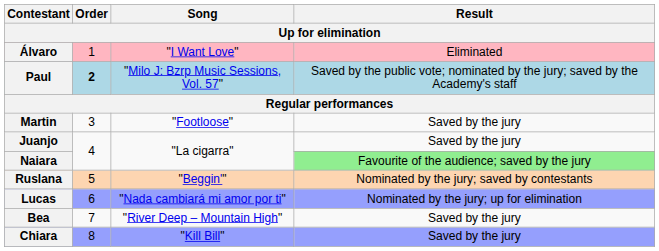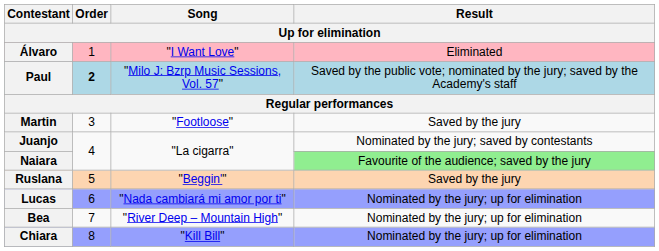(474, 141) Saved by the jury -> (474, 141) Nominated by the jury; saved by contestants
(474, 179) Nominated by the jury; saved by contestants -> (474, 179) Saved by the jury
(474, 217) Saved by the jury -> (474, 217) Nominated by the jury; up for elimination
(474, 236) Saved by the jury -> (474, 236) Nominated by the jury; up for elimination
